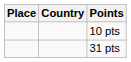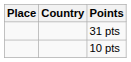rows swapped: (105, 31) <-> (105, 48)
